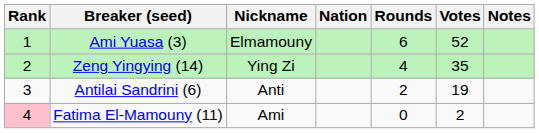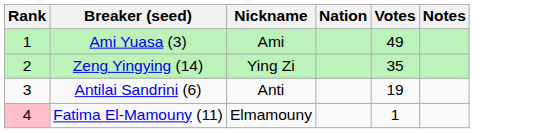- column: (403, 16)
(271, 41) Elmamouny -> (271, 41) Ami
(460, 41) 52 -> (395, 41) 49
(271, 115) Ami -> (271, 115) Elmamouny
(460, 115) 2 -> (395, 115) 1
